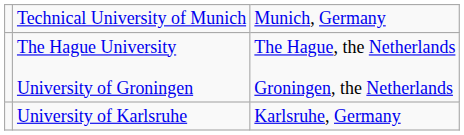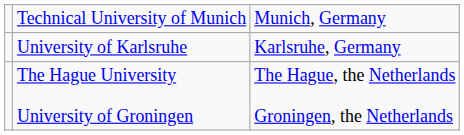rows swapped: (102, 115) <-> (105, 67)
